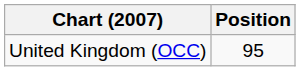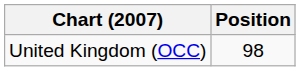(253, 50) 95 -> (253, 50) 98
